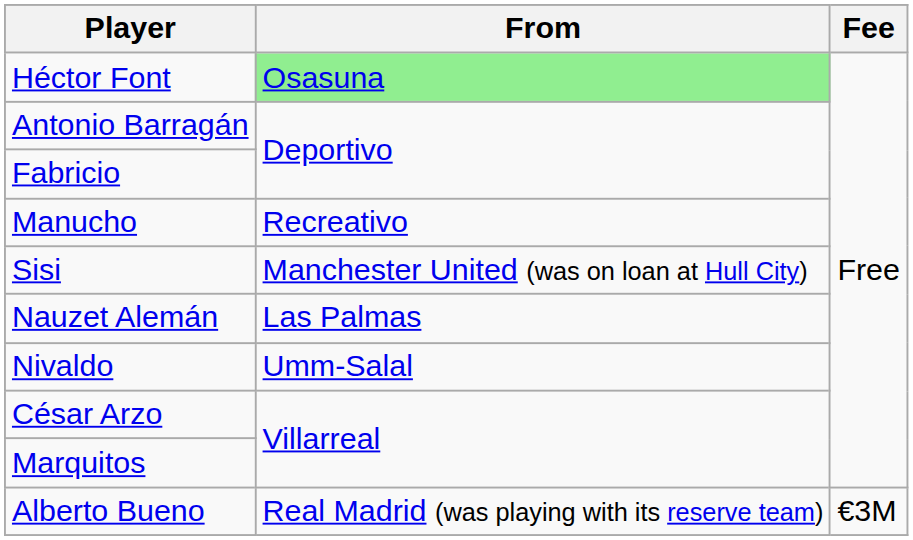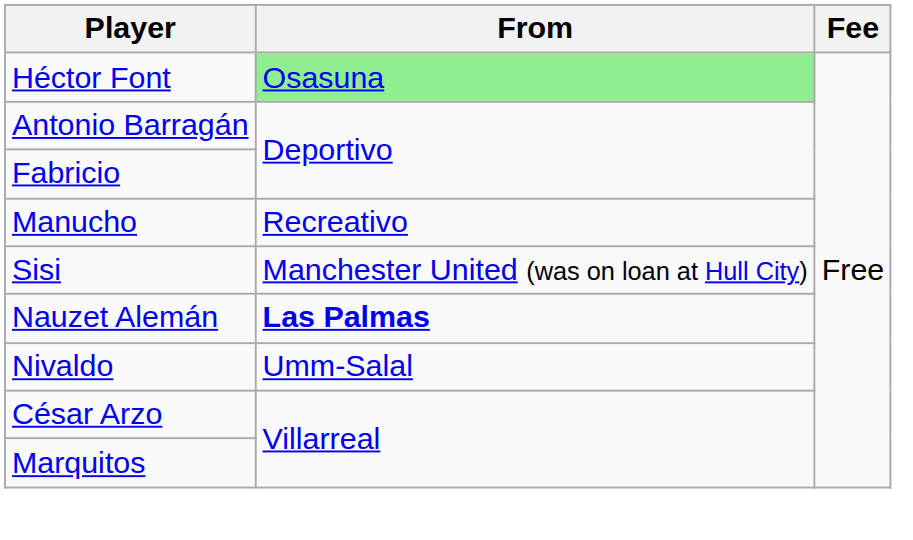(342, 317) normal -> (346, 317) bold
- row: (108, 510)
